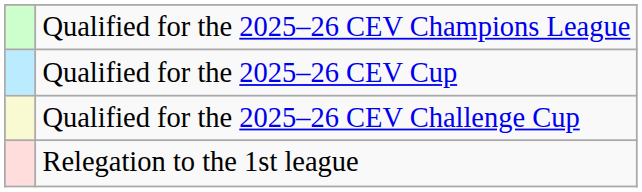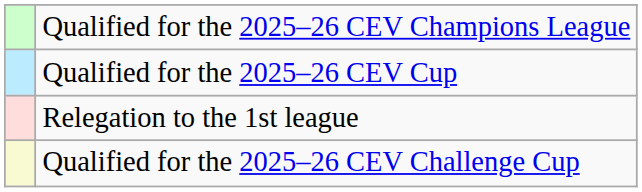rows swapped: (311, 117) <-> (201, 162)
